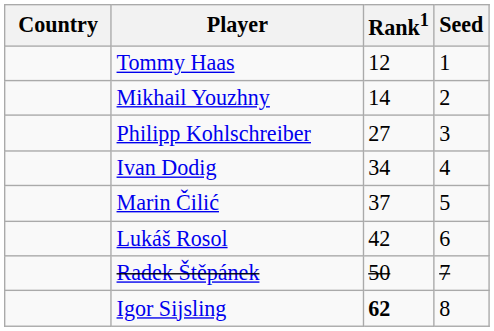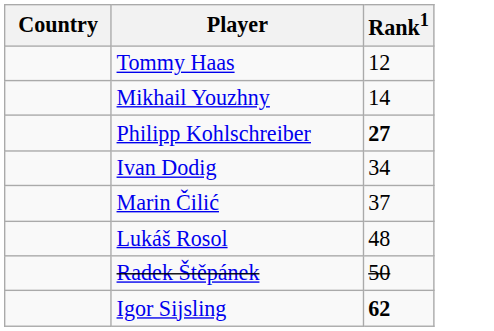- column: (461, 24)
(379, 133) normal -> (379, 133) bold
(379, 238) 42 -> (379, 238) 48
